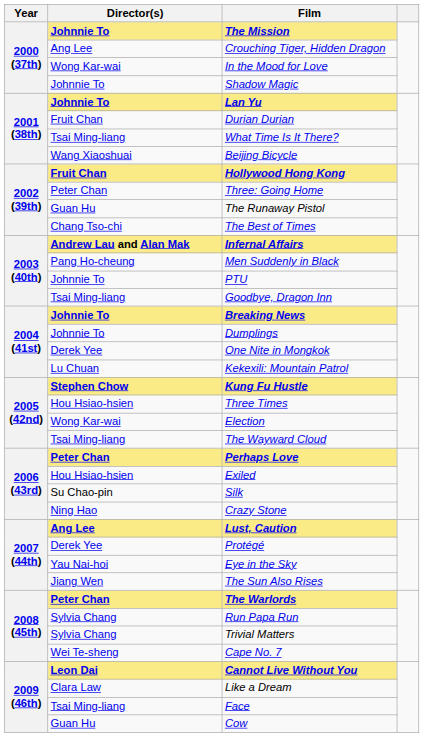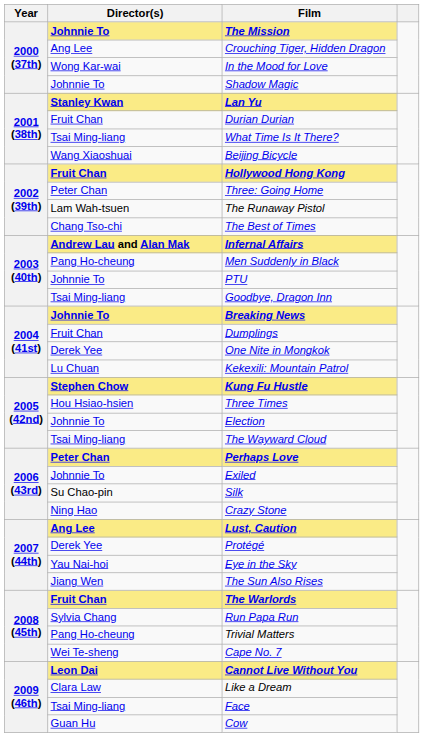(80, 102) Johnnie To -> (87, 102) Stanley Kwan
(73, 208) Guan Hu -> (90, 208) Lam Wah-tsuen
(78, 333) Johnnie To -> (77, 333) Fruit Chan
(86, 421) Wong Kar-wai -> (78, 421) Johnnie To
(92, 475) Hou Hsiao-hsien -> (78, 475) Johnnie To
(80, 599) Peter Chan -> (79, 599) Fruit Chan
(84, 635) Sylvia Chang -> (93, 635) Pang Ho-cheung
